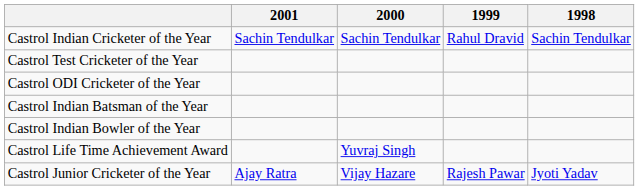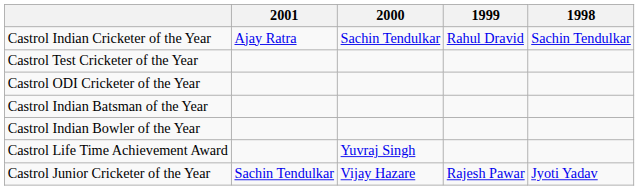(284, 38) Sachin Tendulkar -> (266, 38) Ajay Ratra
(266, 173) Ajay Ratra -> (284, 173) Sachin Tendulkar
